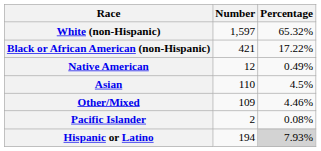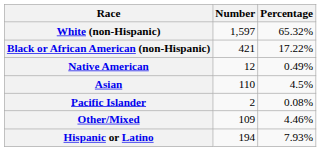rows swapped: (109, 119) <-> (109, 102)
(299, 137) lightgrey background -> (299, 137) no background
